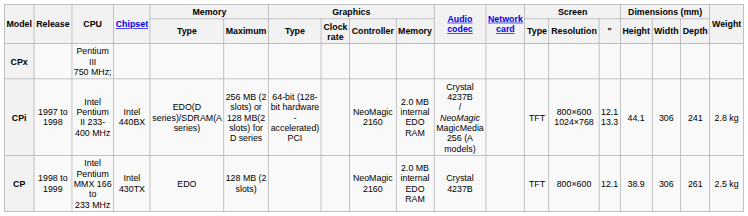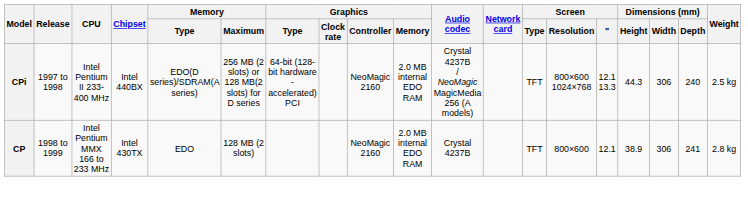- row: (19, 61)
(636, 117) 44.1 -> (634, 82) 44.3
(695, 117) 241 -> (693, 82) 240
(727, 117) 2.8 kg -> (724, 82) 2.5 kg
(695, 183) 261 -> (693, 148) 241
(727, 183) 2.5 kg -> (724, 148) 2.8 kg
